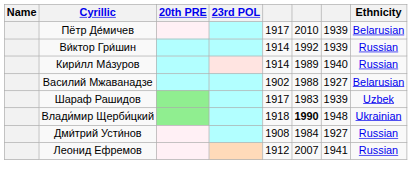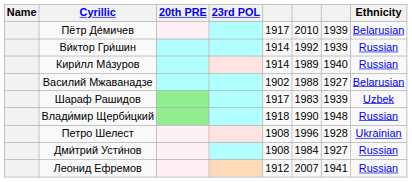(306, 116) bold -> (306, 116) normal
(379, 116) Ukrainian -> (379, 116) Russian
+ row: (98, 133)
